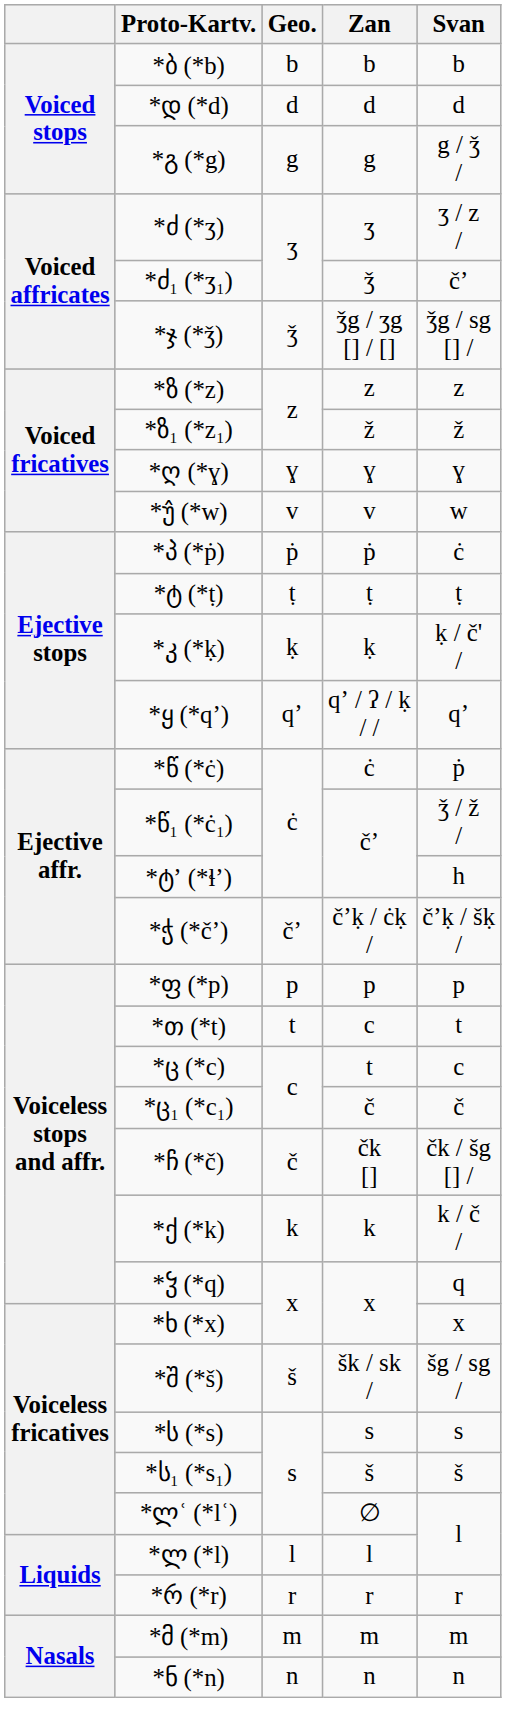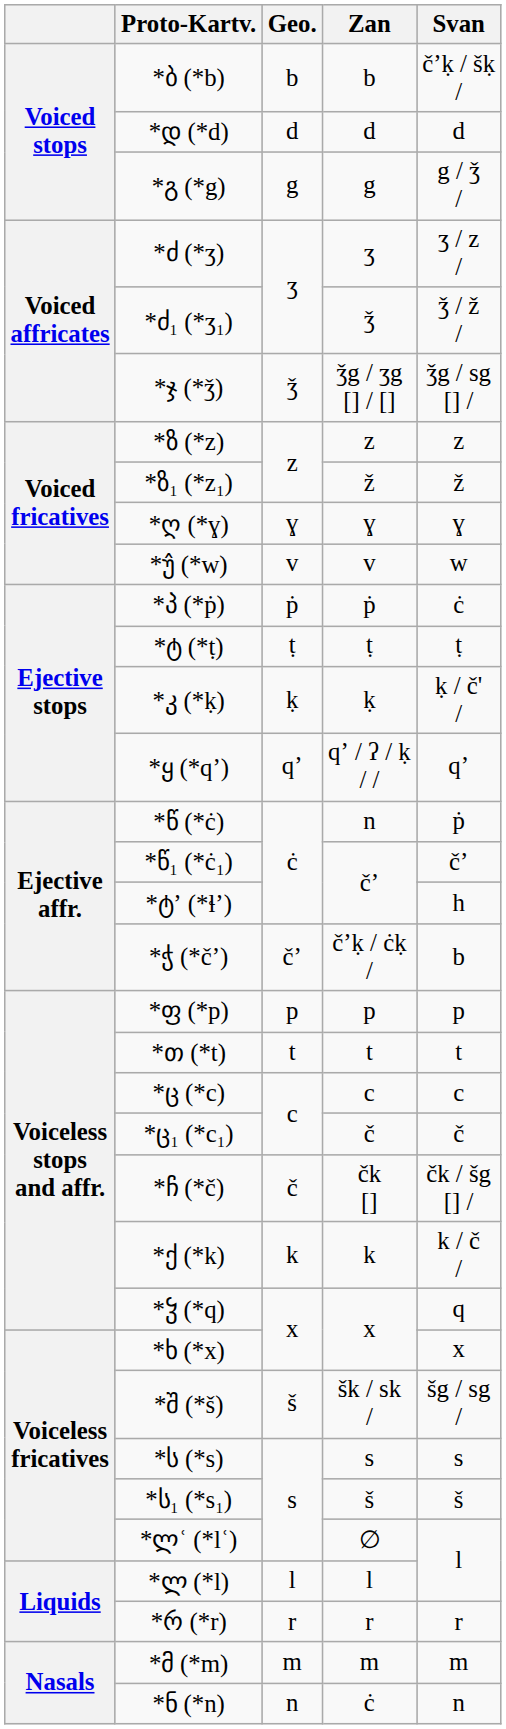(459, 64) b -> (459, 77) čʼḳ / šḳ /
(459, 280) čʼ -> (459, 320) ǯ / ž /
(369, 768) ċ -> (369, 821) n
(459, 822) ǯ / ž / -> (459, 861) čʼ
(459, 930) čʼḳ / šḳ / -> (459, 956) b
(369, 1025) c -> (369, 1051) t
(369, 1066) t -> (369, 1092) c
(369, 1676) n -> (369, 1703) ċ
